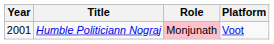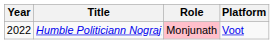(19, 30) 2001 -> (19, 30) 2022
